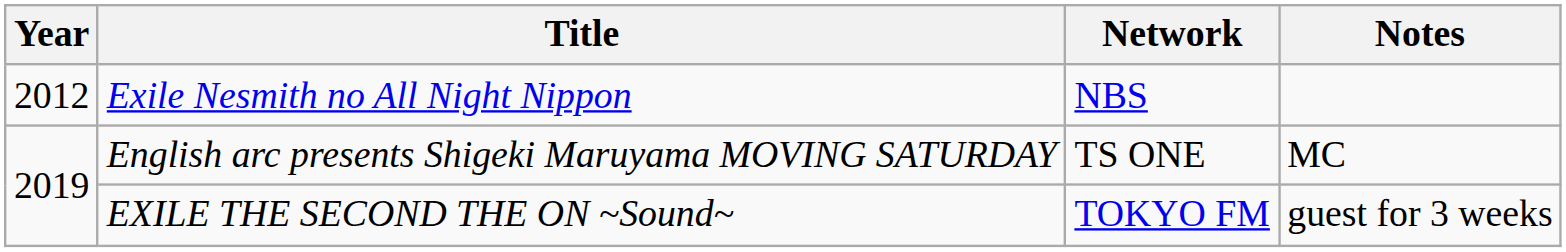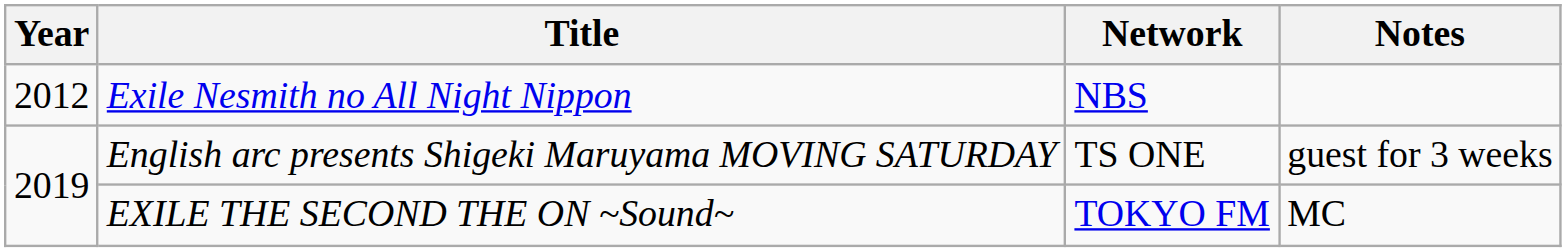(1317, 154) MC -> (1420, 154) guest for 3 weeks
(1420, 214) guest for 3 weeks -> (1317, 214) MC
